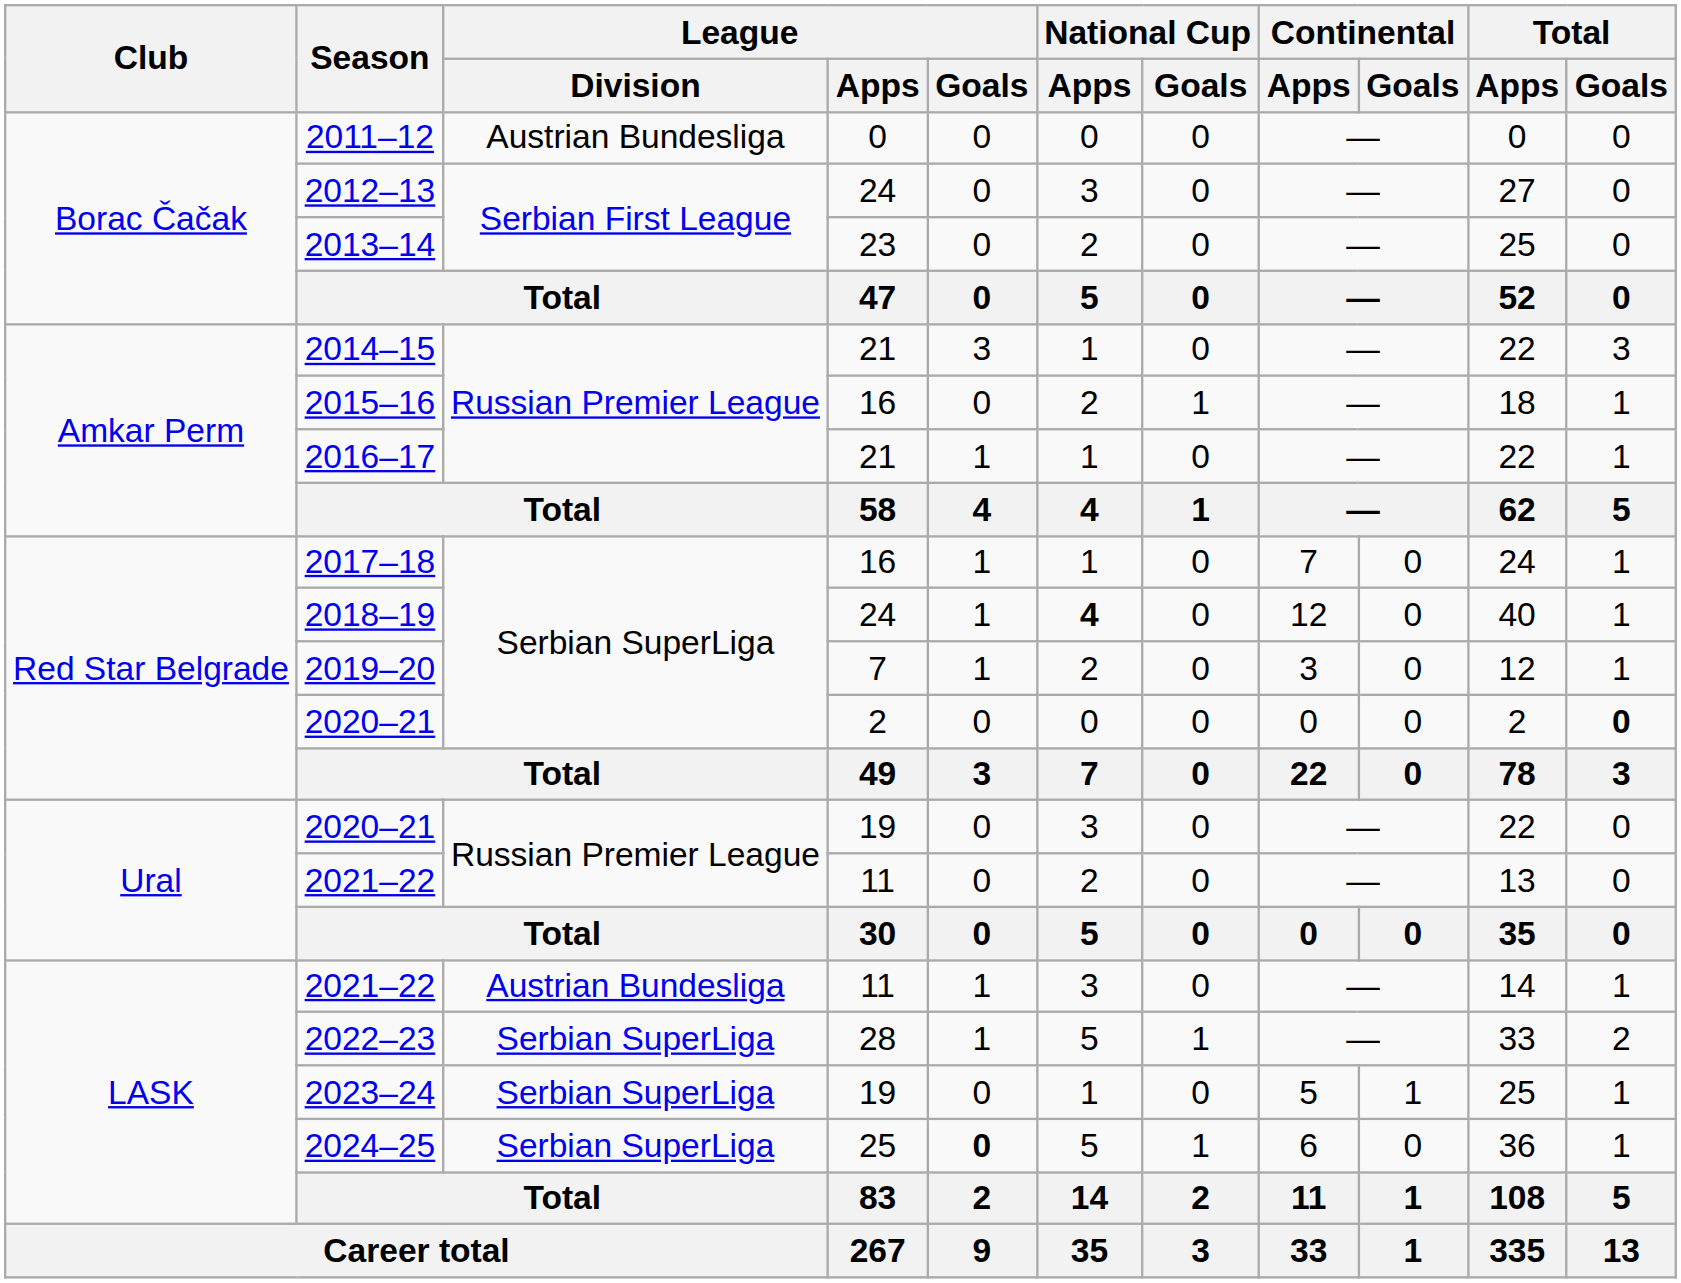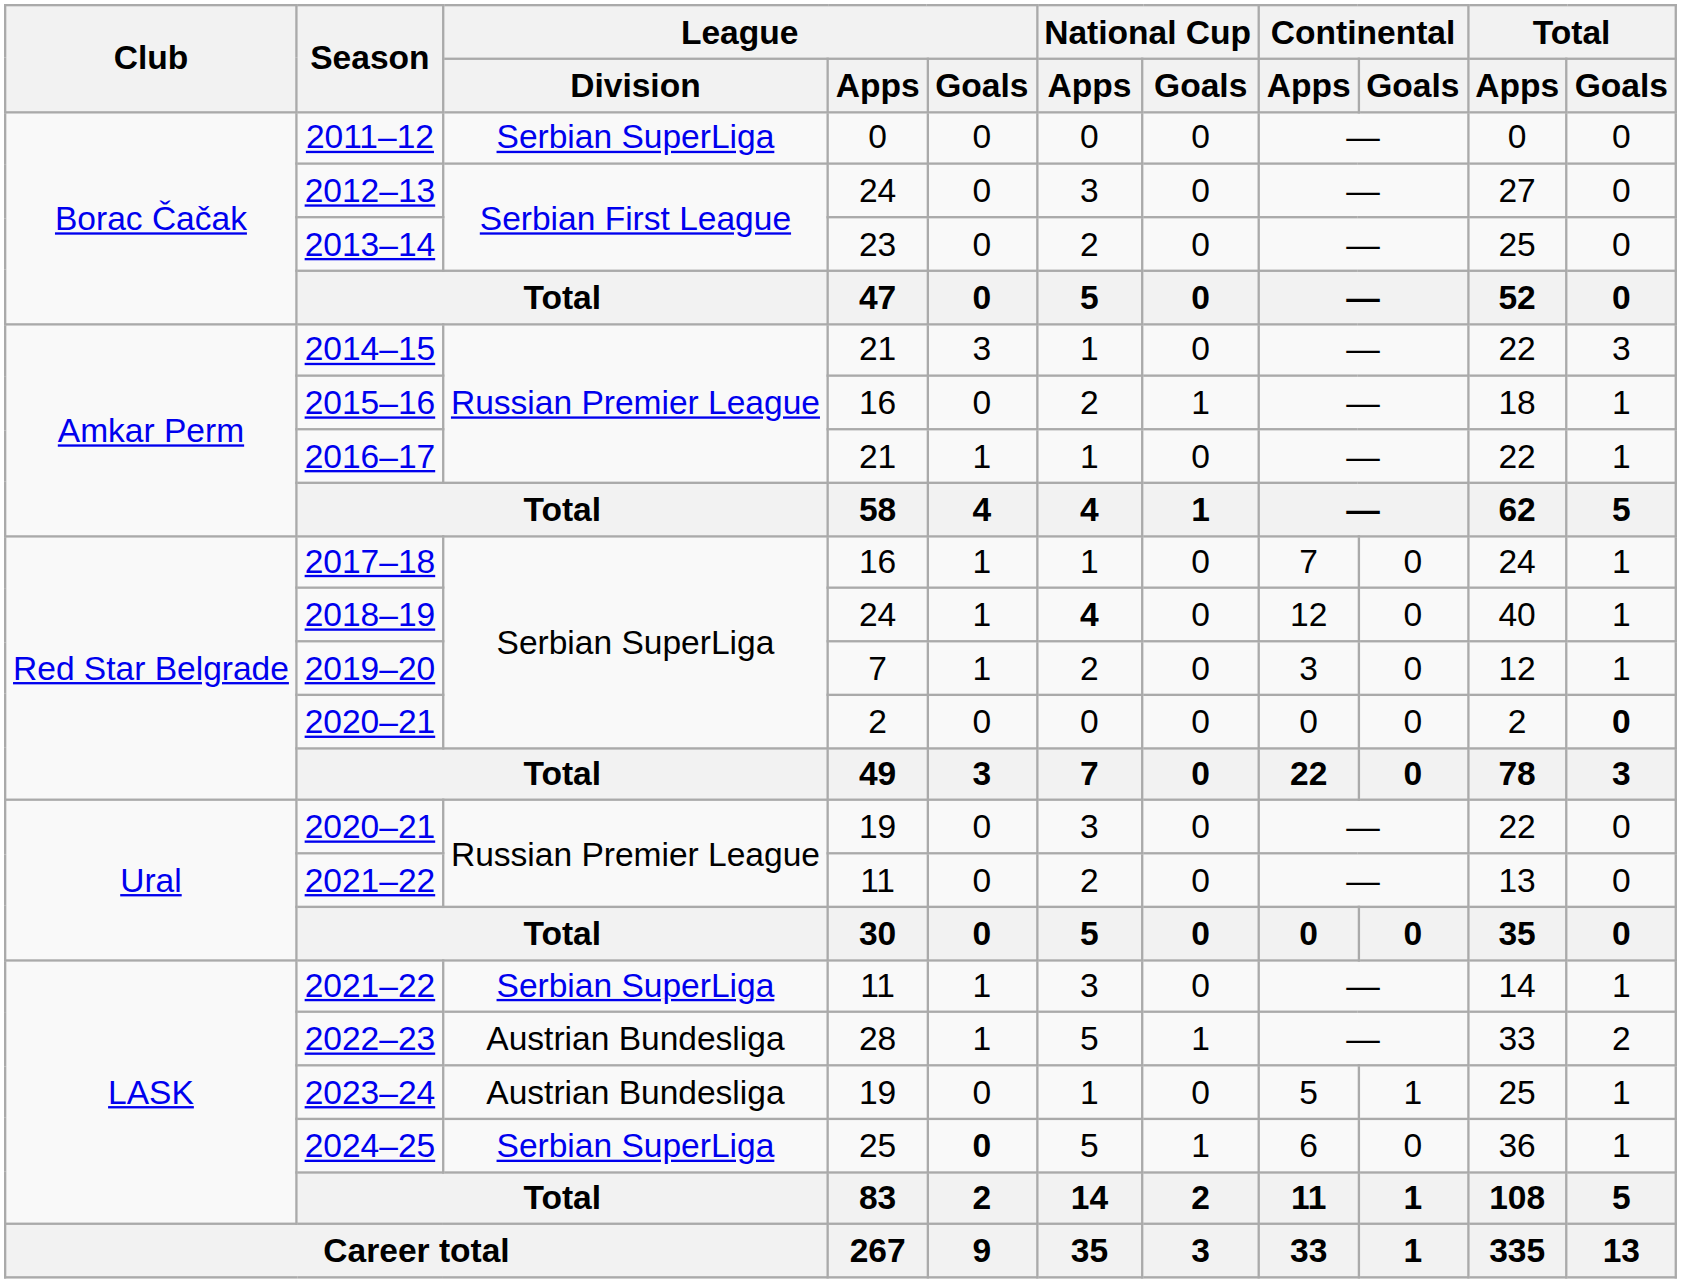(635, 138) Austrian Bundesliga -> (635, 138) Serbian SuperLiga
(635, 986) Austrian Bundesliga -> (635, 986) Serbian SuperLiga
(635, 1039) Serbian SuperLiga -> (635, 1039) Austrian Bundesliga
(635, 1092) Serbian SuperLiga -> (635, 1092) Austrian Bundesliga
